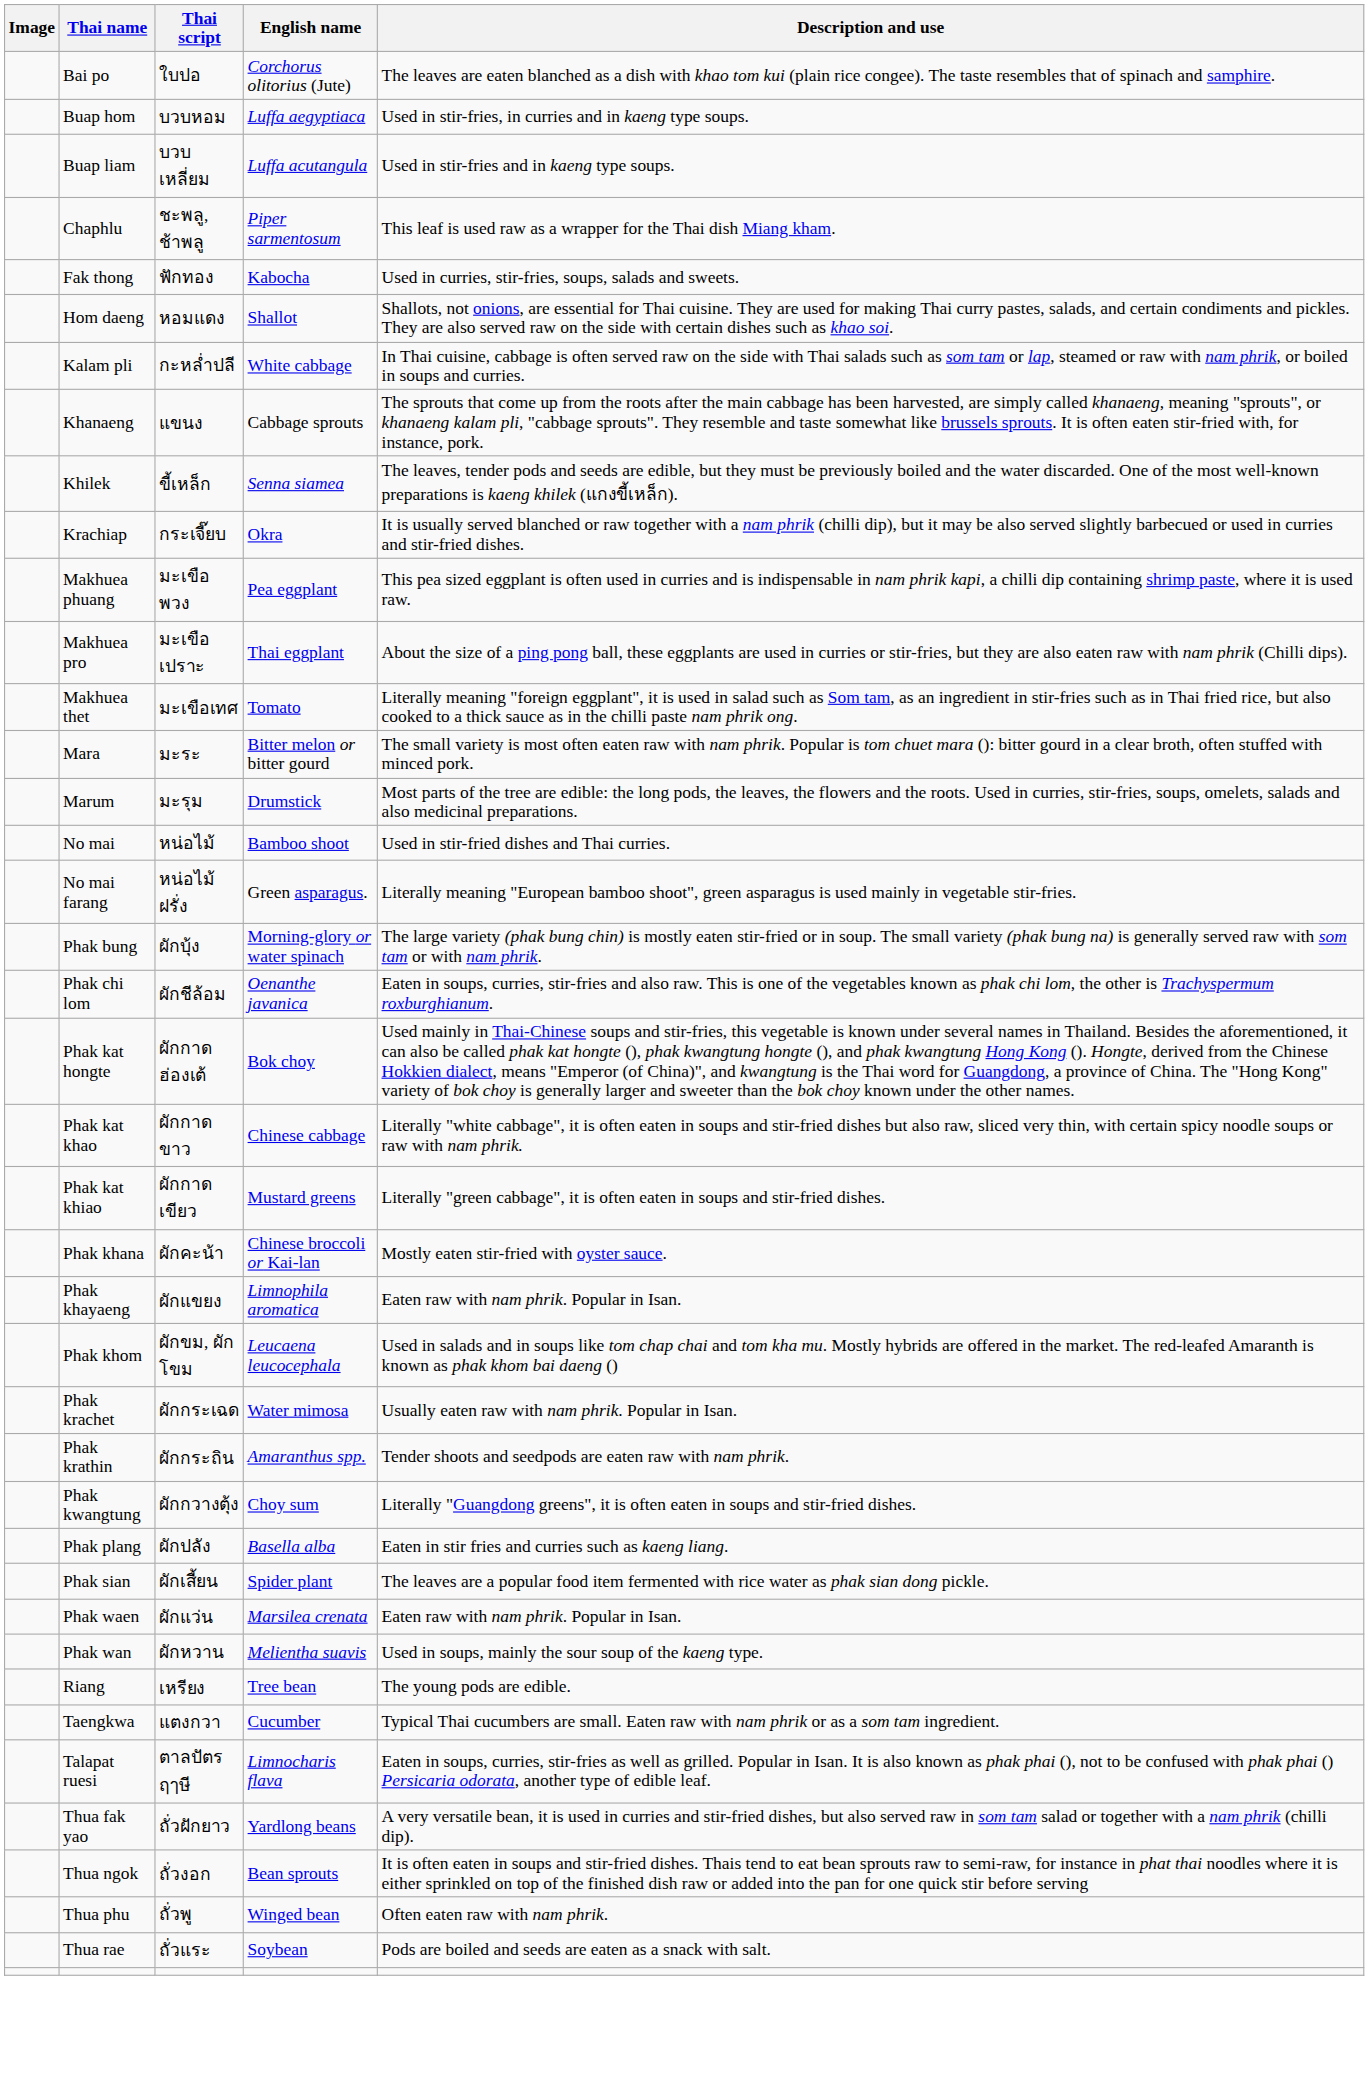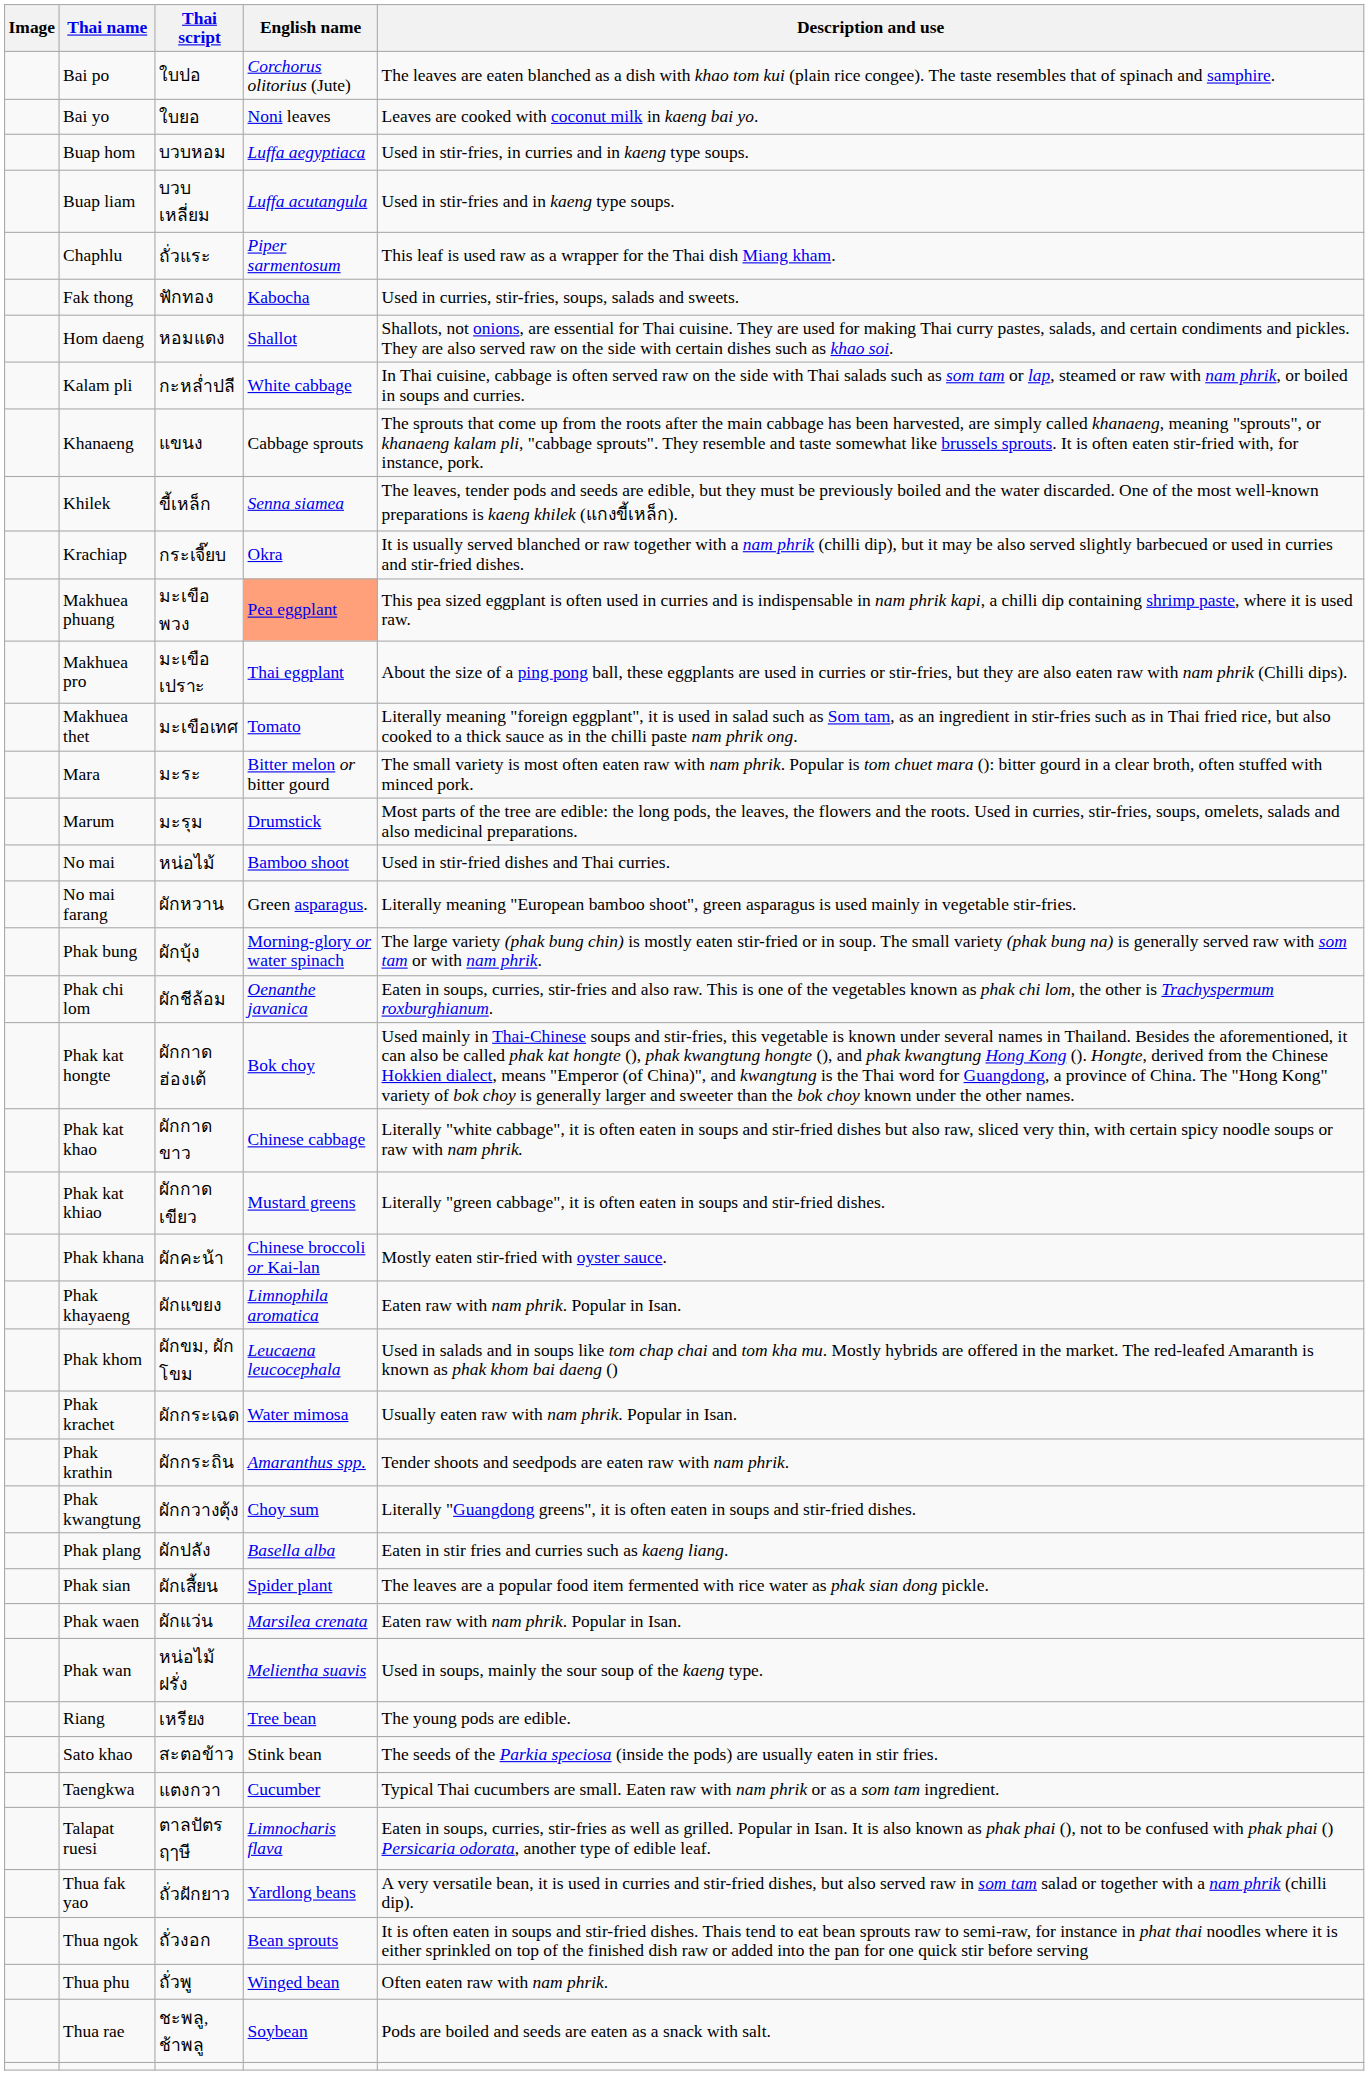+ row: (86, 116)
(184, 228) ชะพลู, ช้าพลู -> (185, 256) ถั่วแระ
(292, 589) no background -> (292, 609) lightsalmon background
(187, 892) หน่อไม้ฝรั่ง -> (192, 904) ผักหวาน
(192, 1652) ผักหวาน -> (187, 1670) หน่อไม้ฝรั่ง
+ row: (98, 1754)
(185, 1950) ถั่วแระ -> (184, 2031) ชะพลู, ช้าพลู
